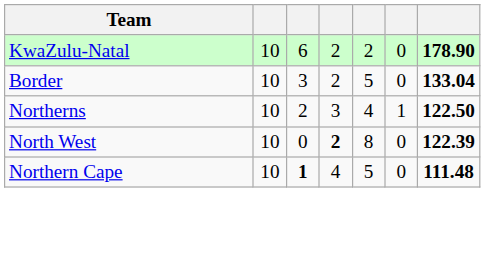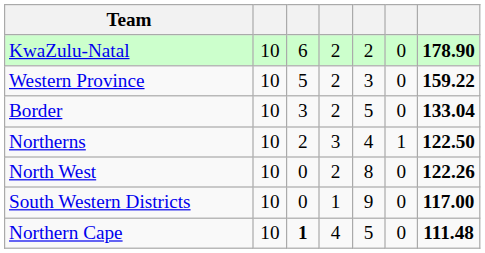+ row: (77, 80)
(336, 141) bold -> (336, 171) normal
(449, 141) 122.39 -> (449, 171) 122.26
+ row: (100, 202)
